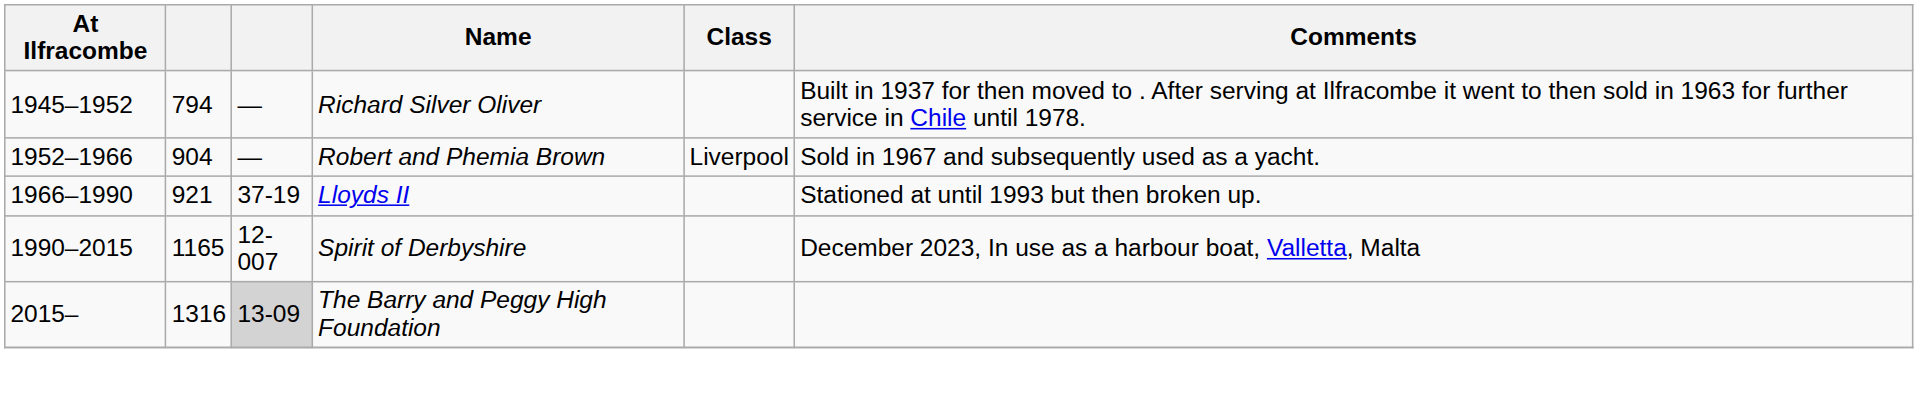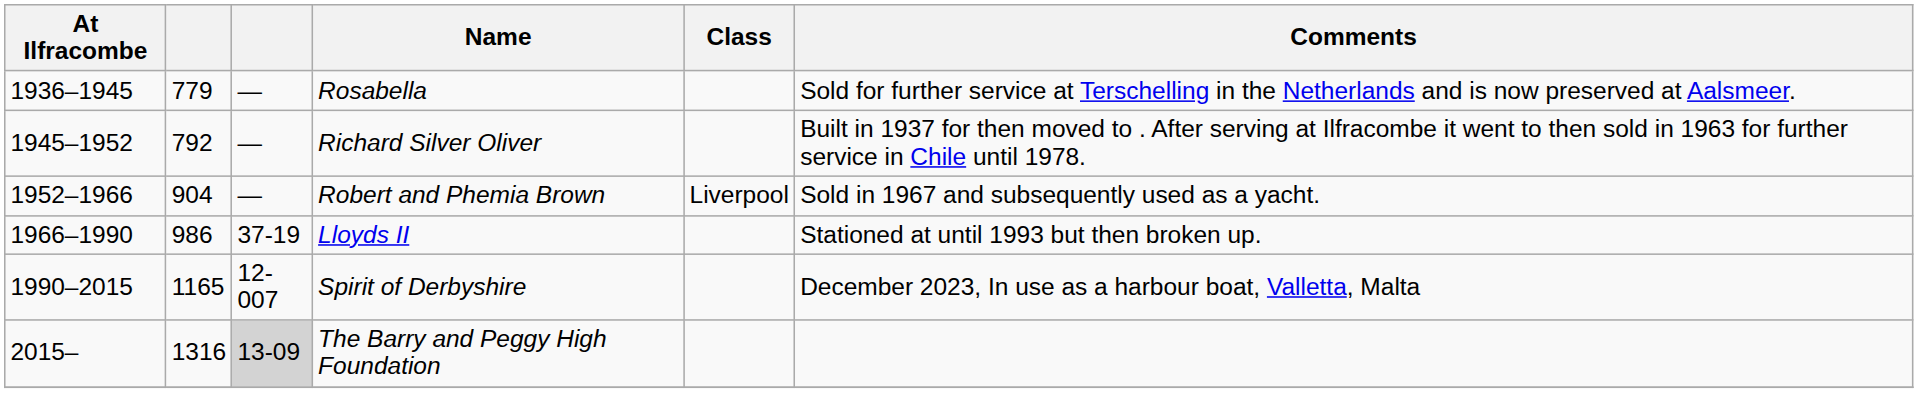+ row: (373, 90)
(192, 104) 794 -> (192, 142) 792
(192, 195) 921 -> (192, 234) 986
